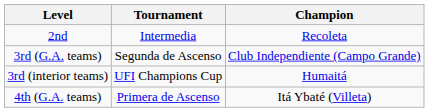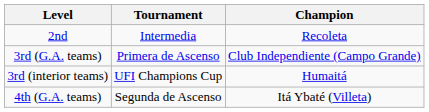(168, 55) Segunda de Ascenso -> (168, 55) Primera de Ascenso
(168, 96) Primera de Ascenso -> (168, 96) Segunda de Ascenso
